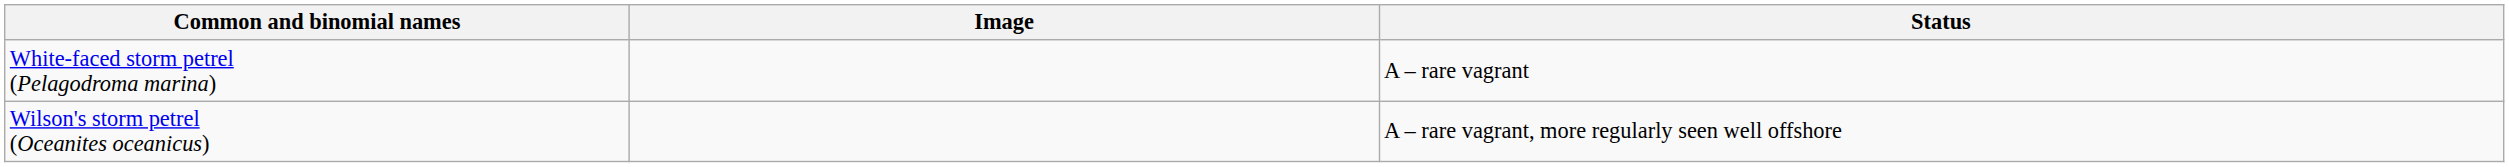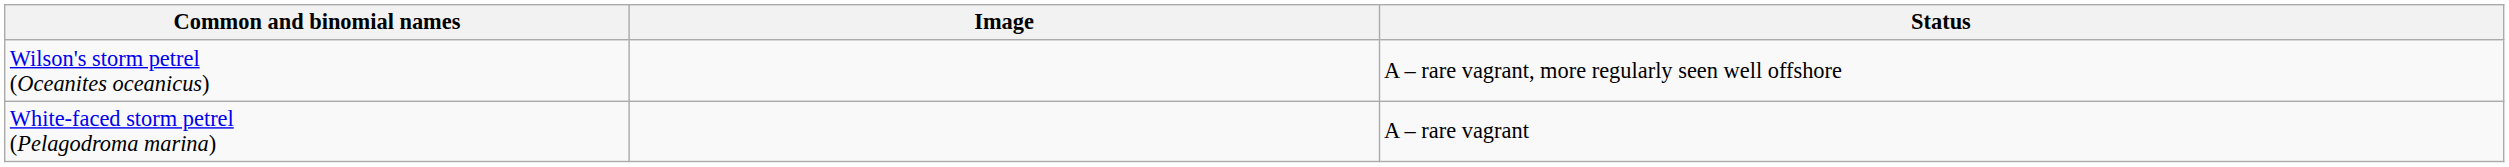rows swapped: (110, 131) <-> (122, 70)
